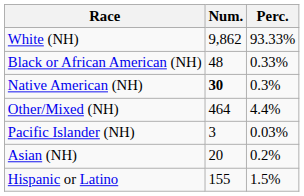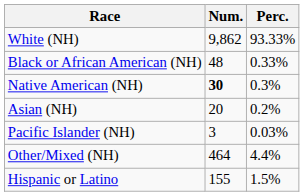rows swapped: (42, 156) <-> (63, 109)
